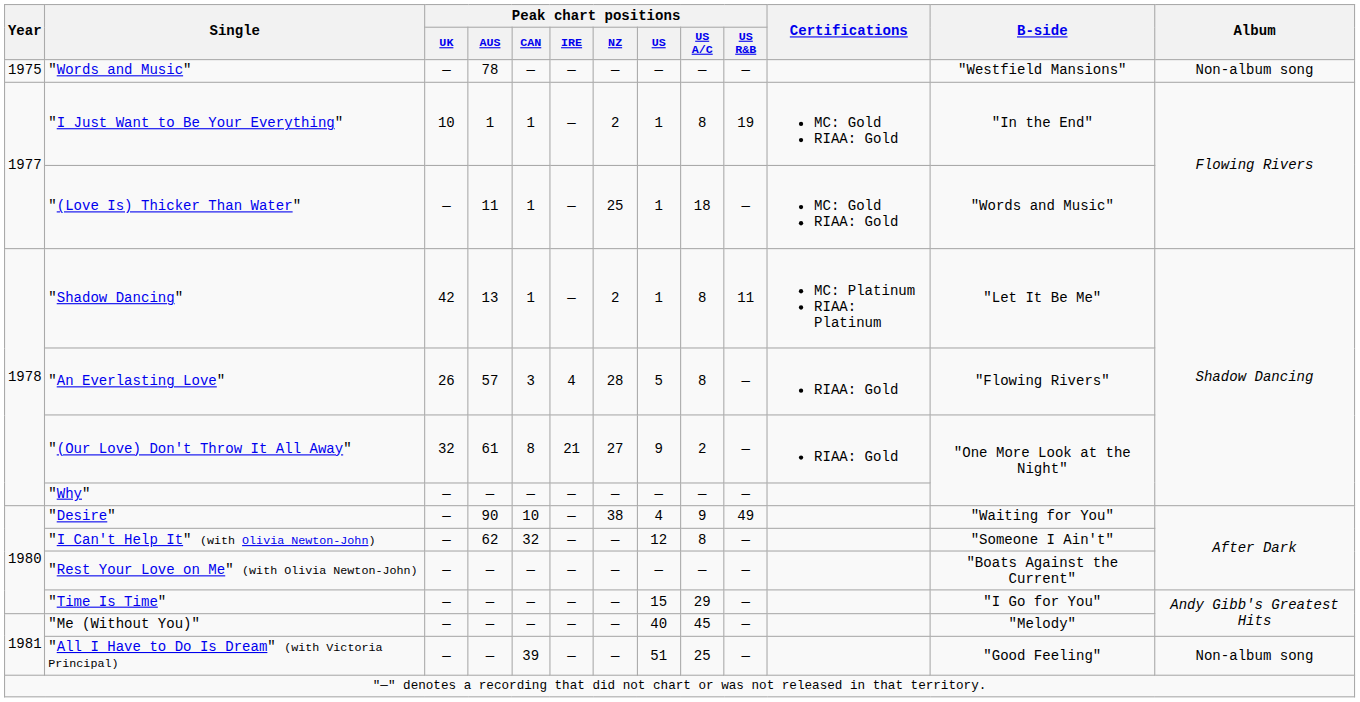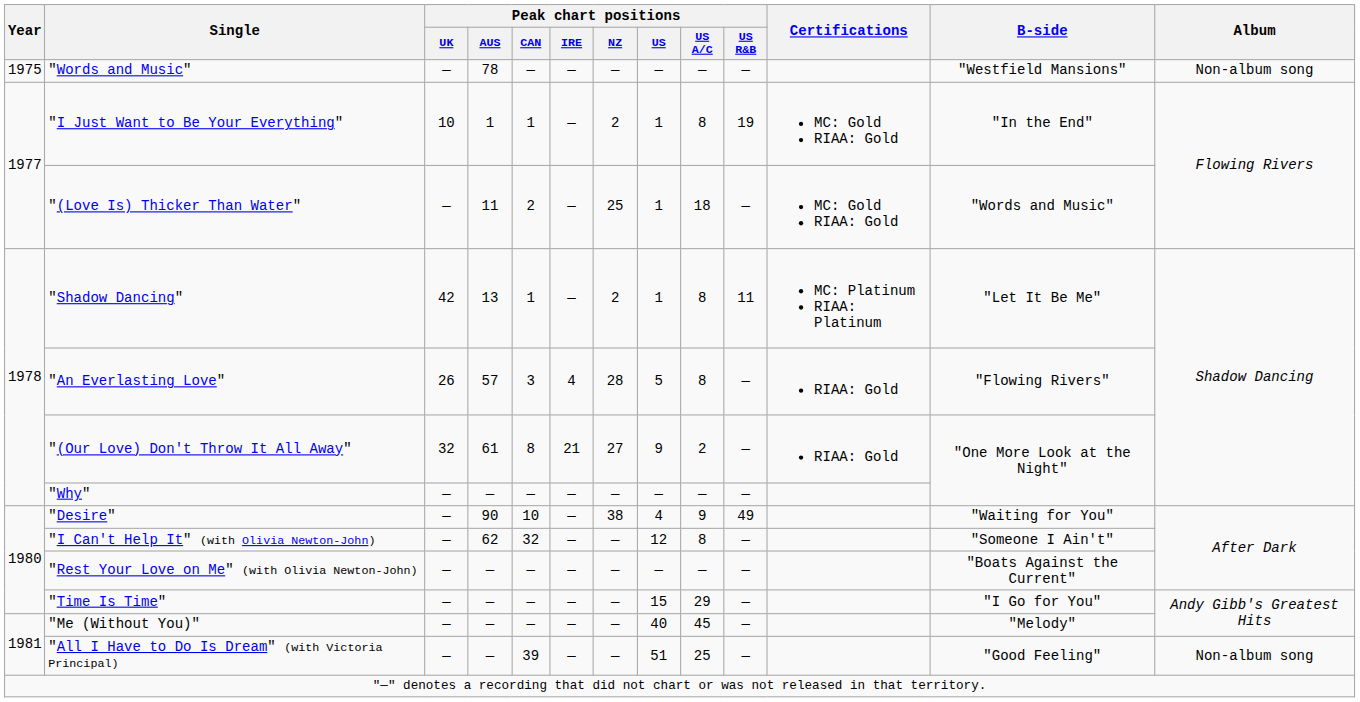(531, 207) 1 -> (531, 207) 2
